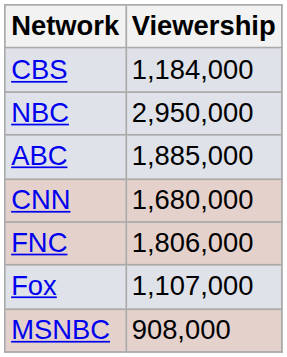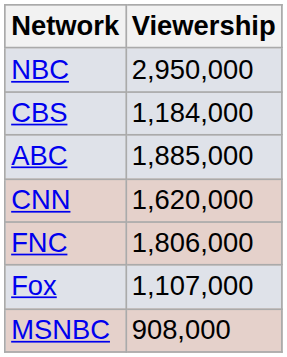rows swapped: (40, 112) <-> (39, 69)
(193, 199) 1,680,000 -> (193, 199) 1,620,000
